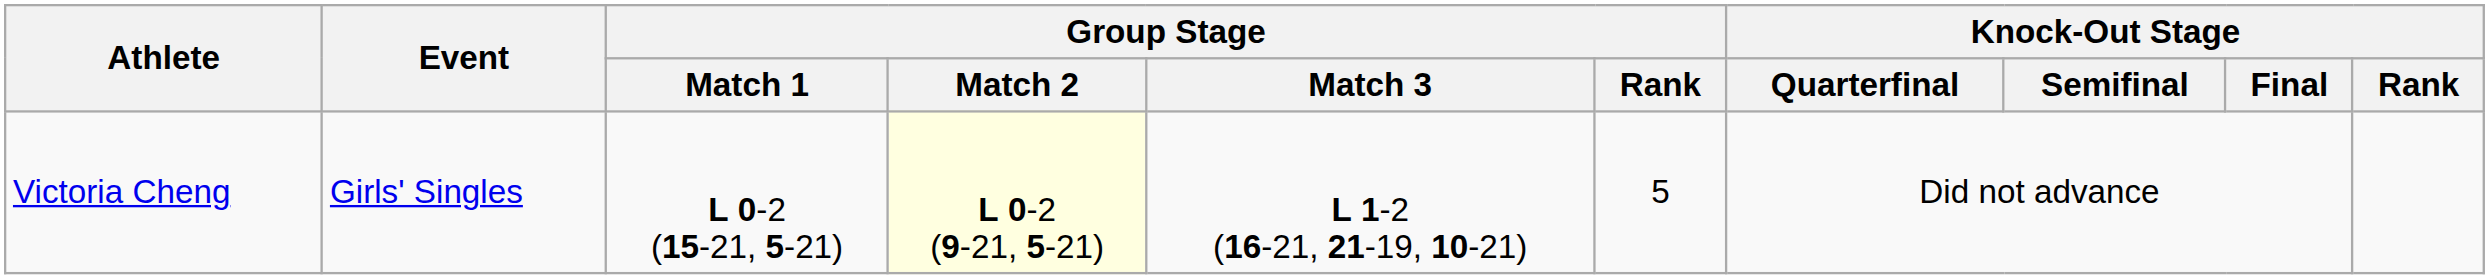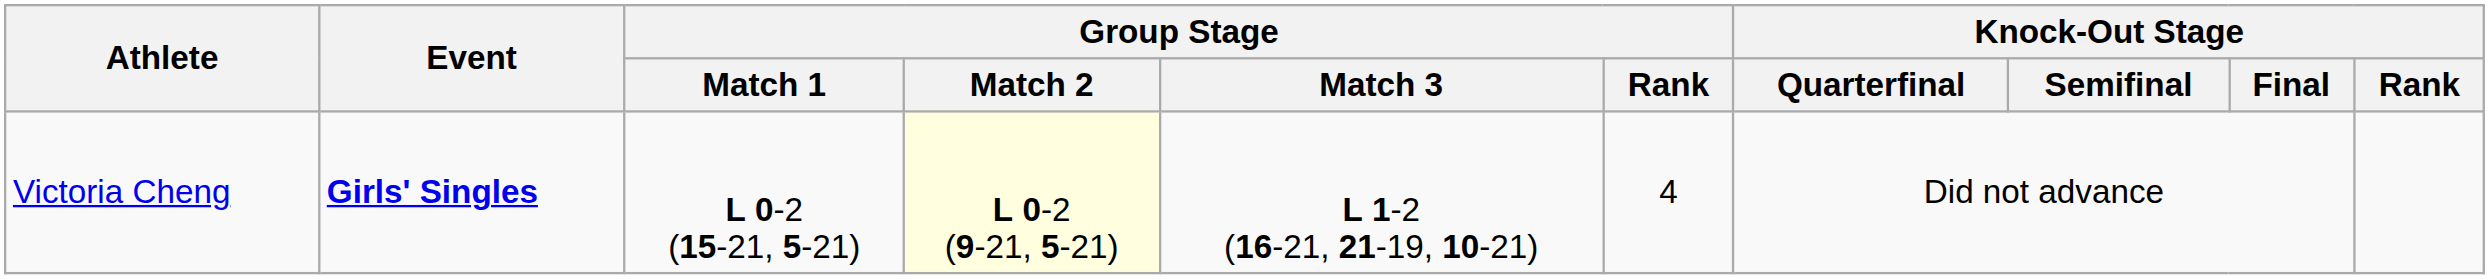(426, 192) normal -> (432, 192) bold
(1660, 192) 5 -> (1669, 192) 4
